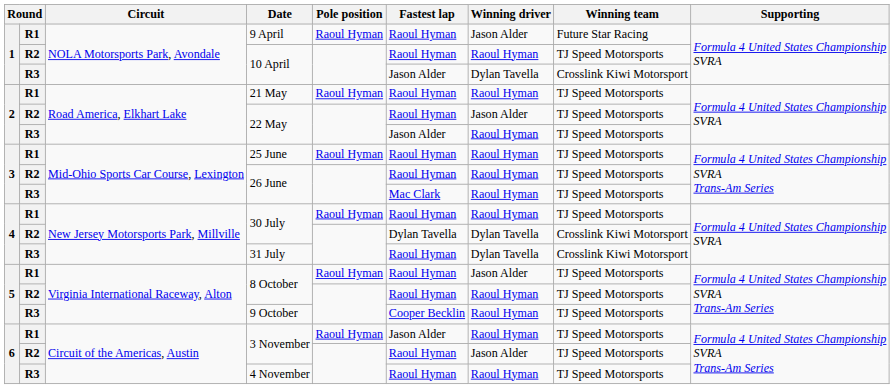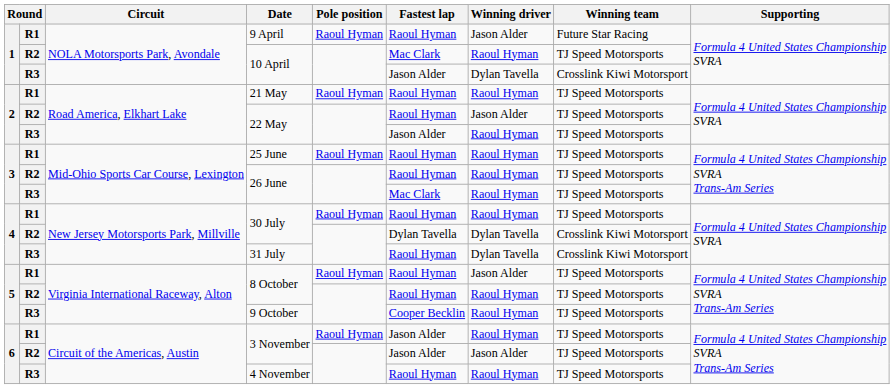(423, 54) Raoul Hyman -> (415, 54) Mac Clark
(423, 353) Raoul Hyman -> (417, 353) Jason Alder
